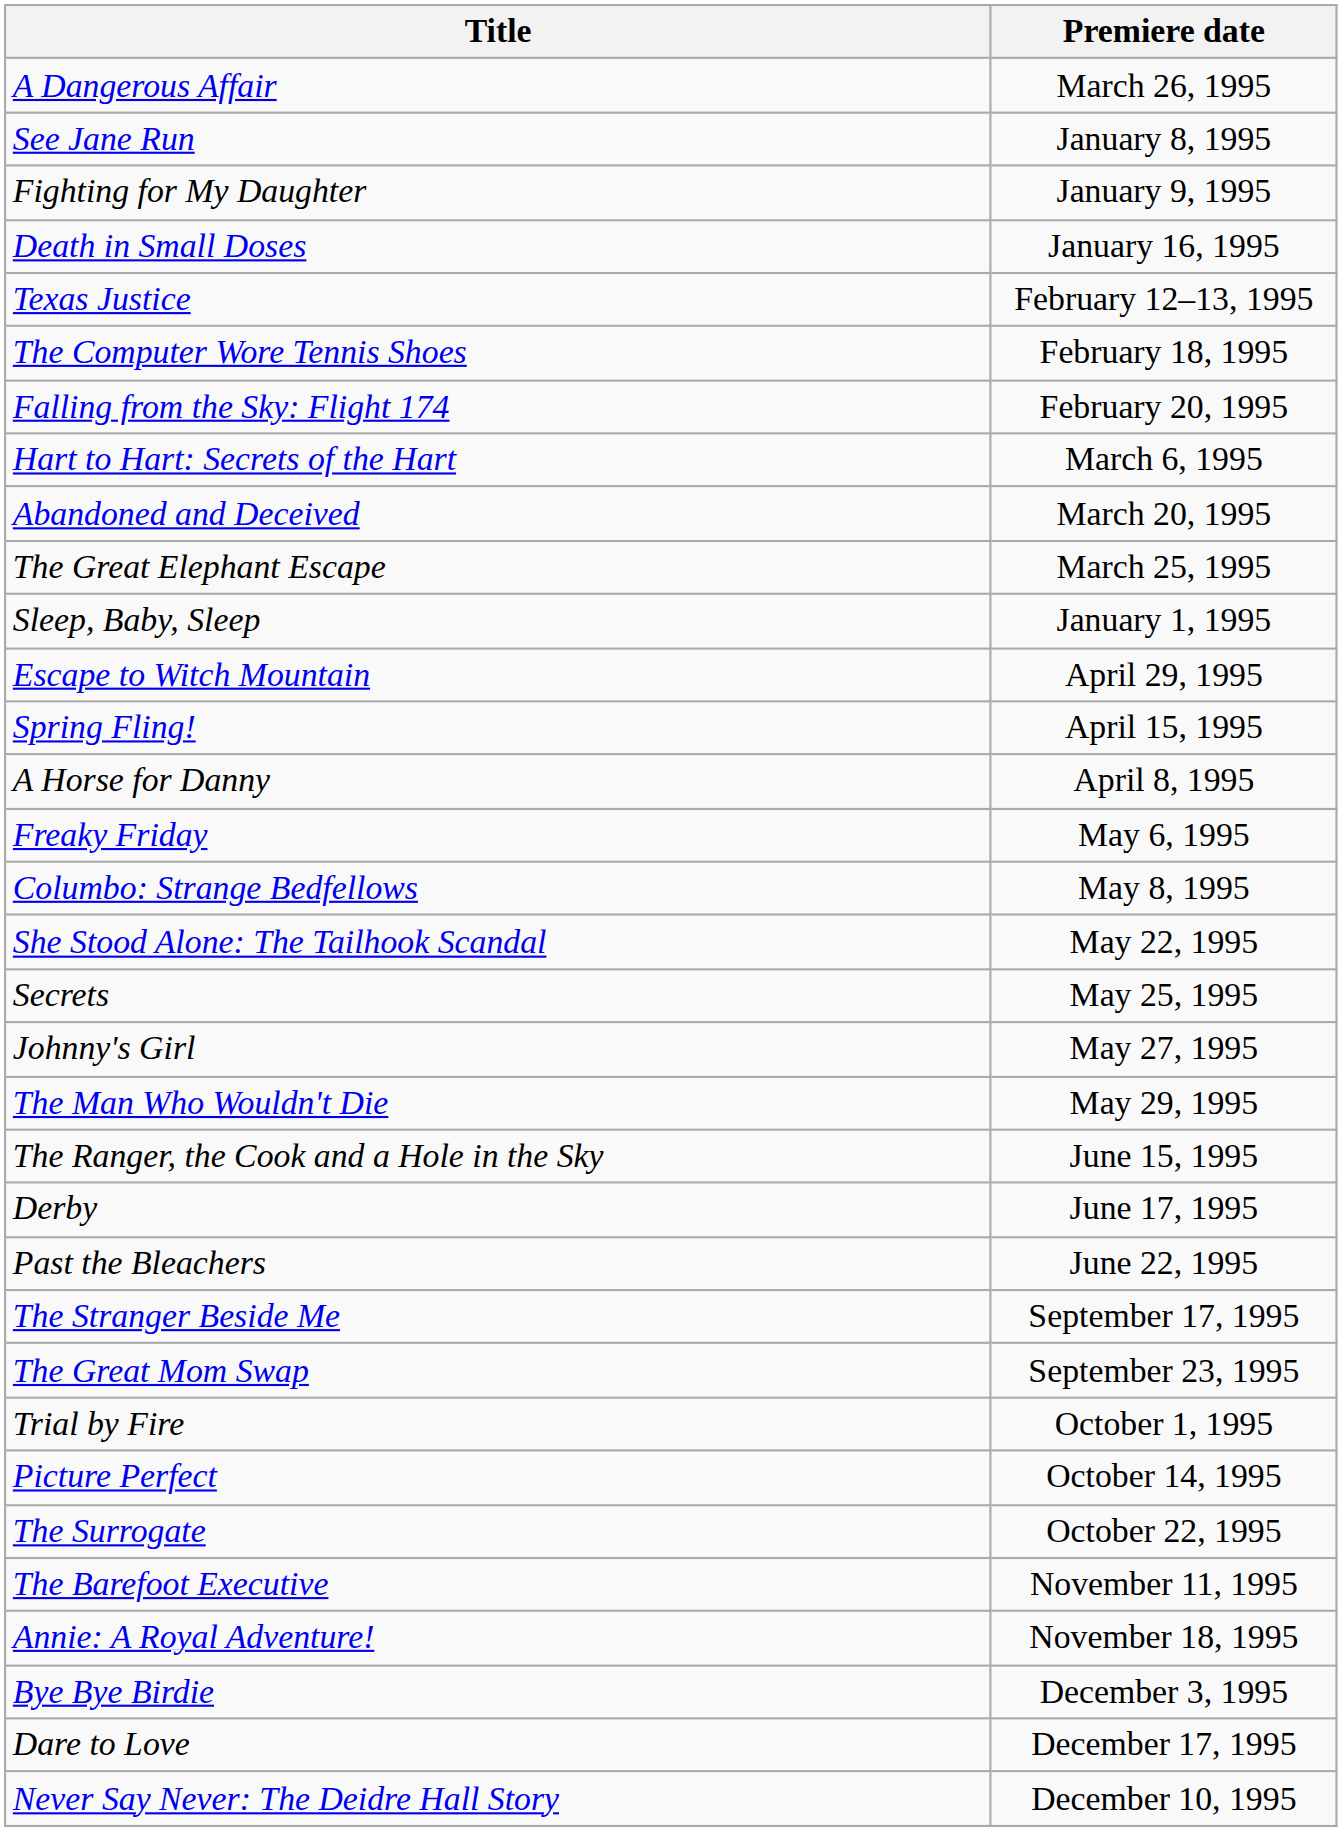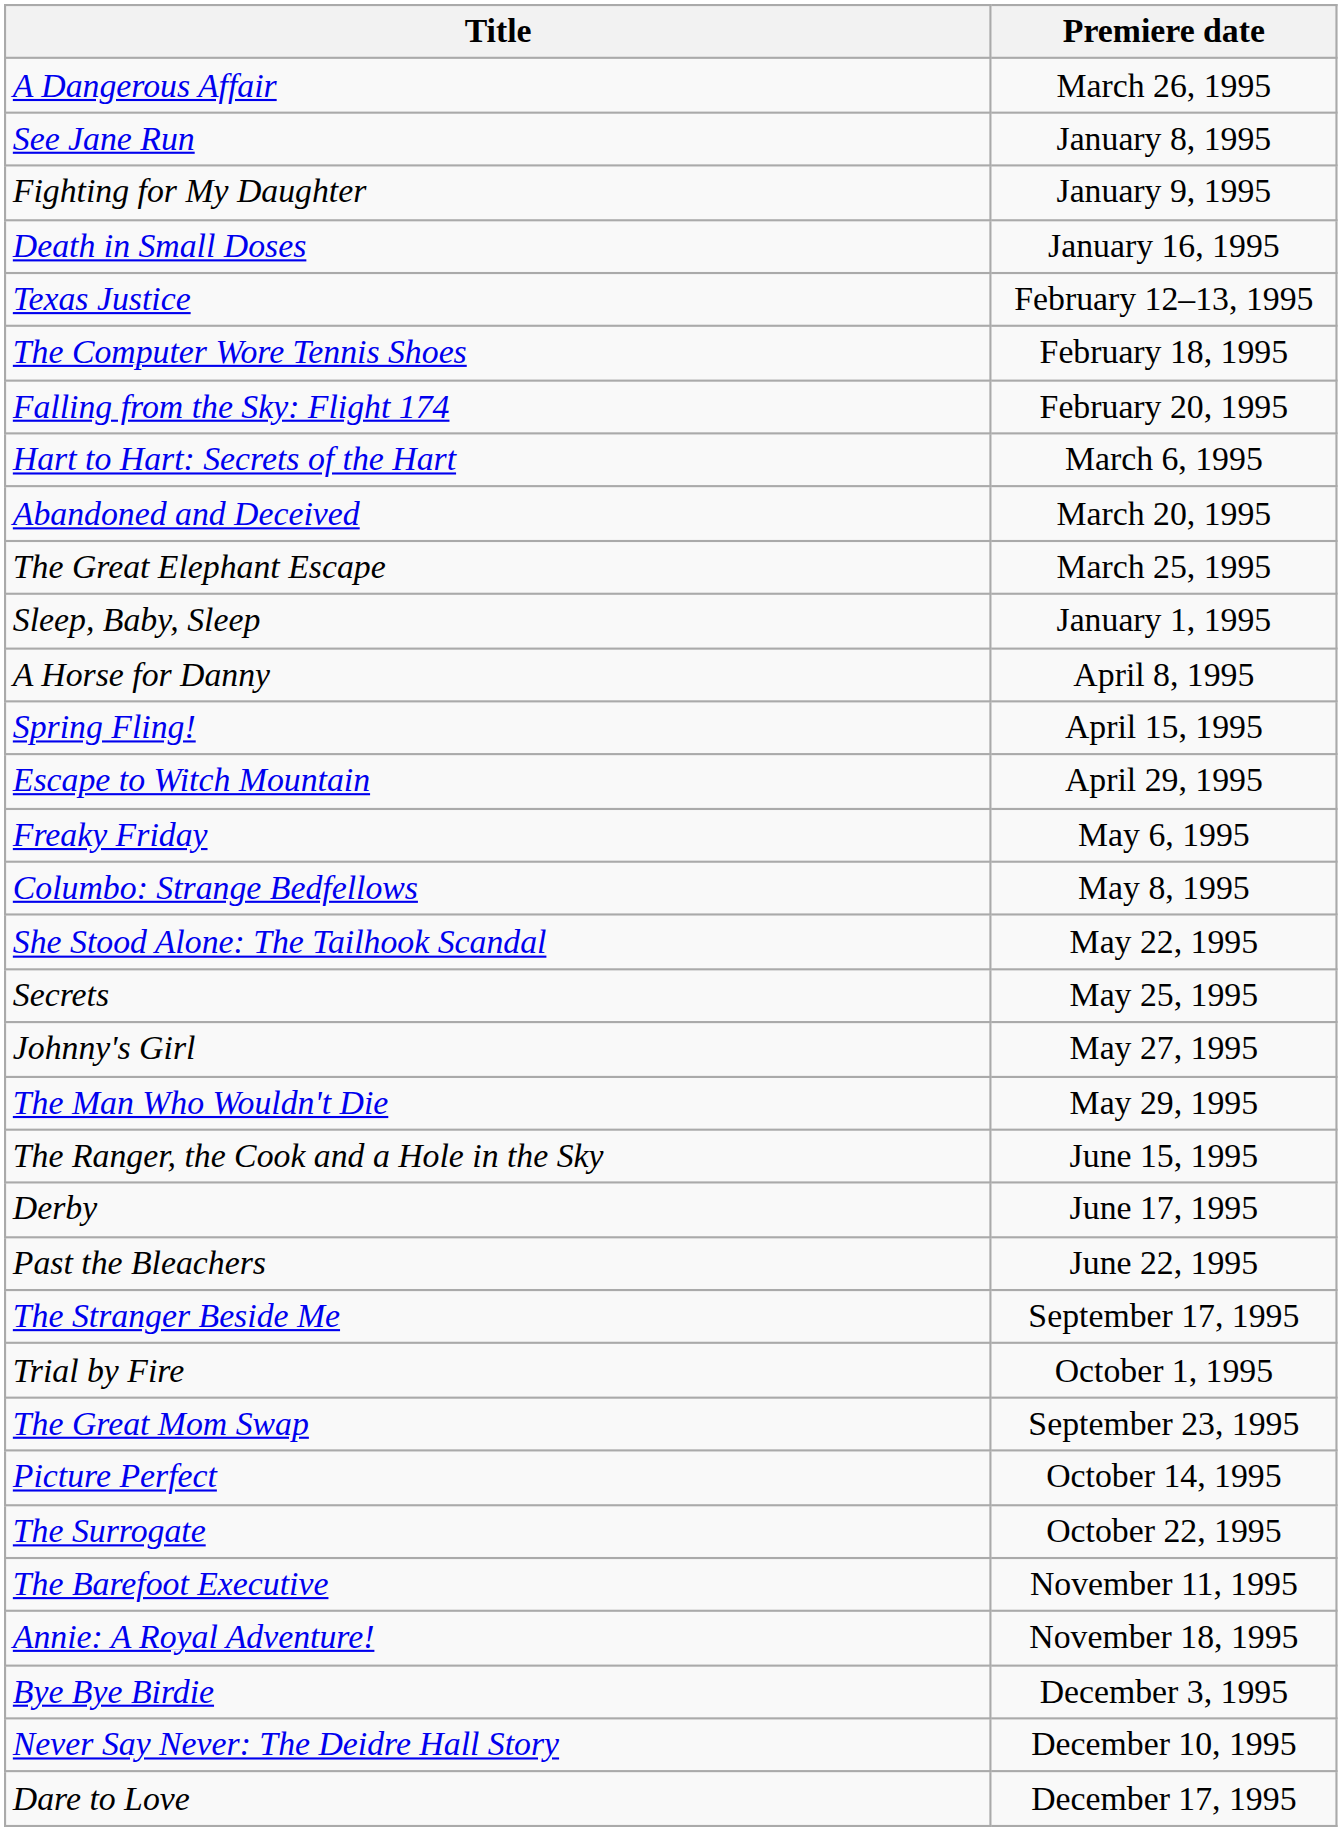rows swapped: (141, 780) <-> (191, 673)
rows swapped: (161, 1369) <-> (98, 1423)
rows swapped: (286, 1798) <-> (101, 1744)
